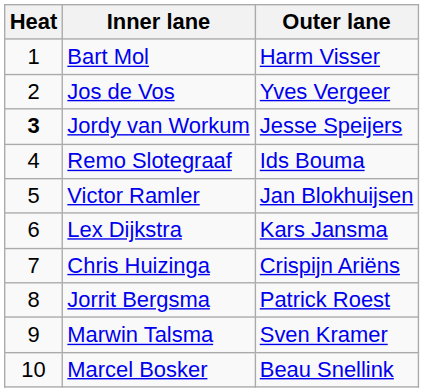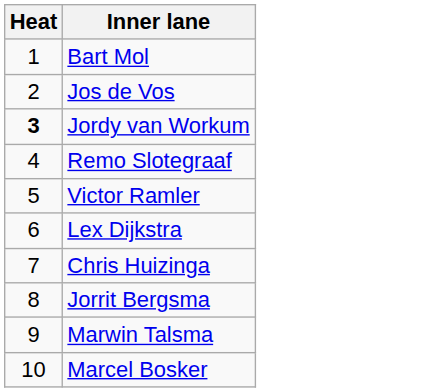- column: (337, 21)
